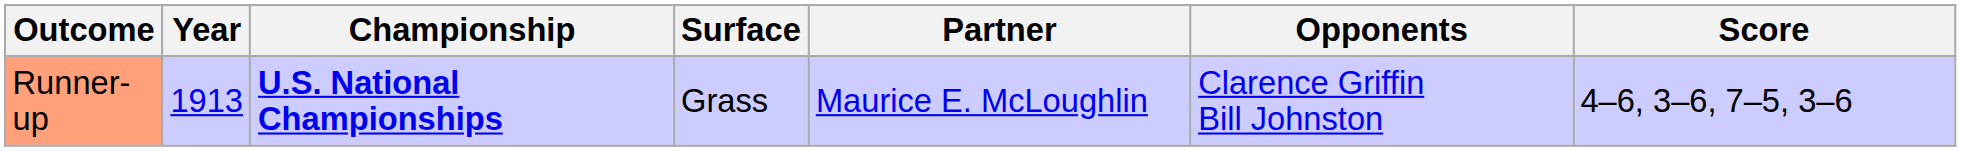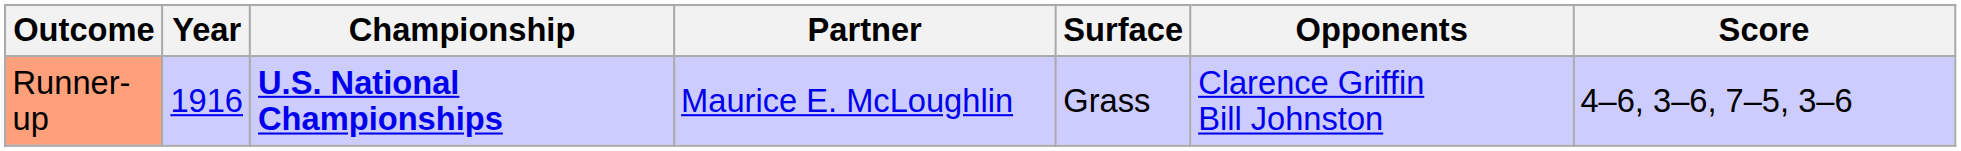columns swapped: (741, 30) <-> (999, 30)
(207, 100) 1913 -> (207, 100) 1916
